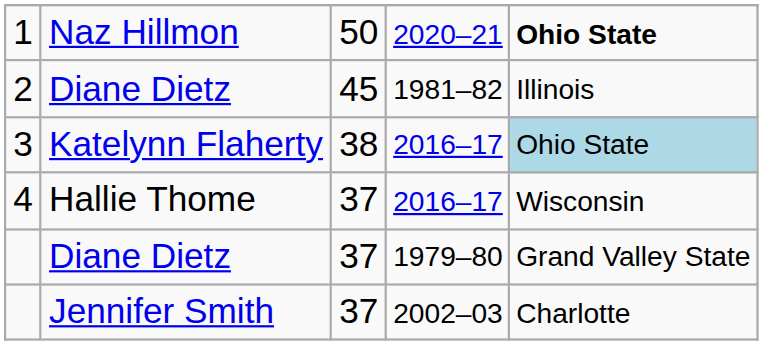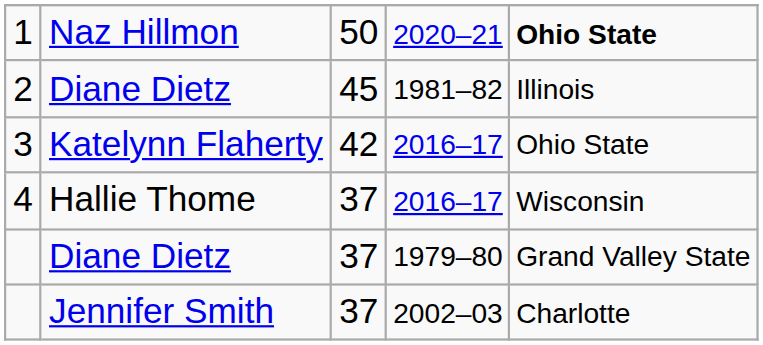(359, 144) 38 -> (359, 144) 42
(583, 145) lightblue background -> (583, 145) no background
